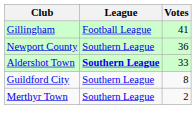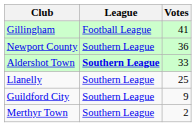+ row: (24, 79)
(186, 79) 8 -> (186, 96) 9
